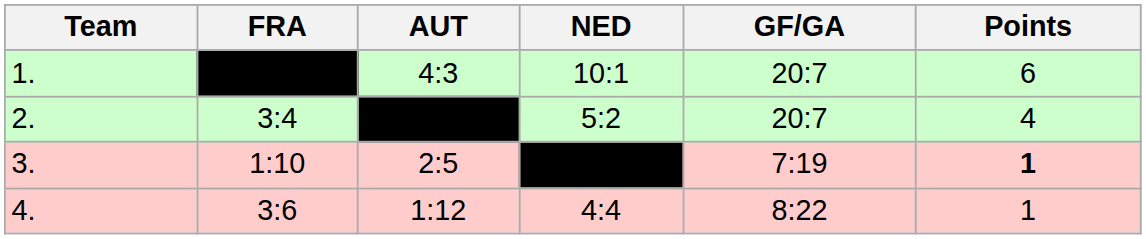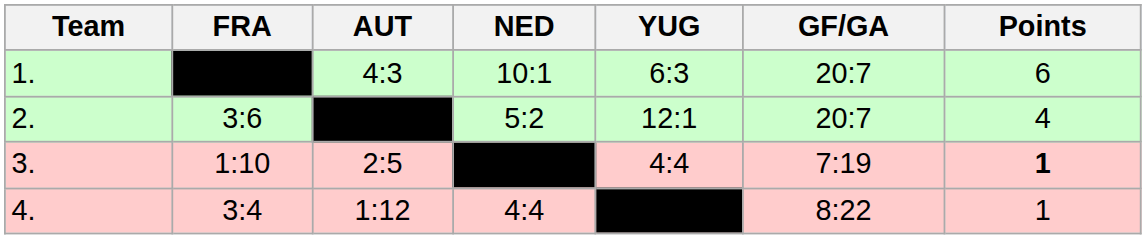+ column: (669, 27)
(277, 118) 3:4 -> (242, 118) 3:6
(277, 210) 3:6 -> (242, 210) 3:4
